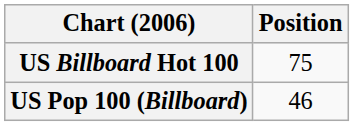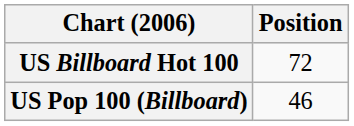(301, 62) 75 -> (301, 62) 72
